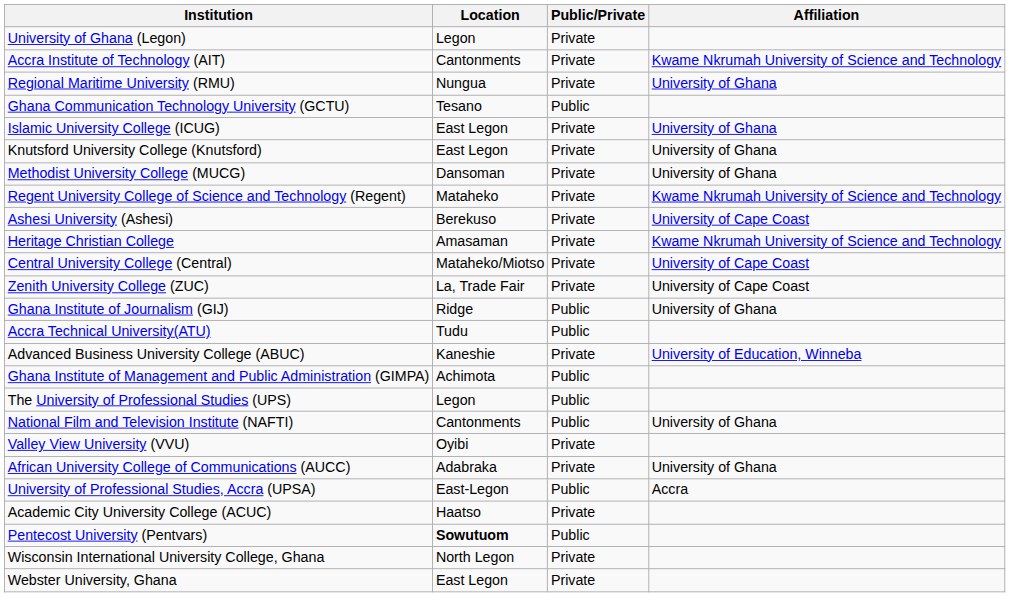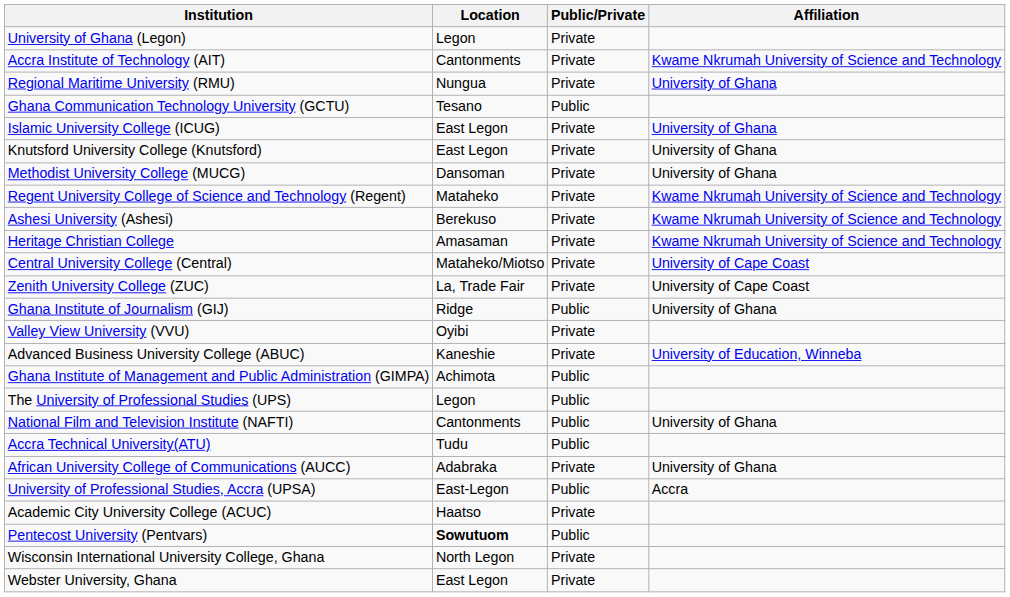(730, 219) University of Cape Coast -> (826, 219) Kwame Nkrumah University of Science and Technology
rows swapped: (109, 331) <-> (98, 444)
